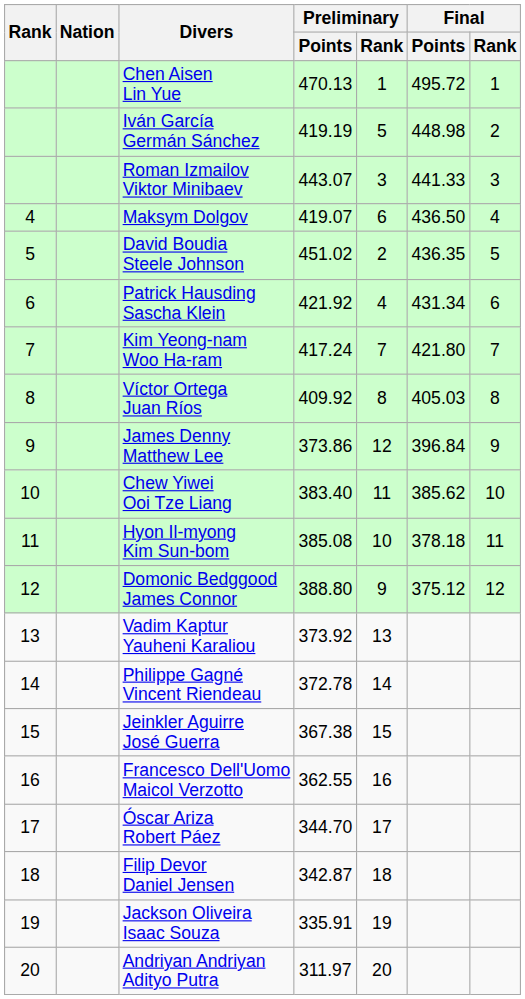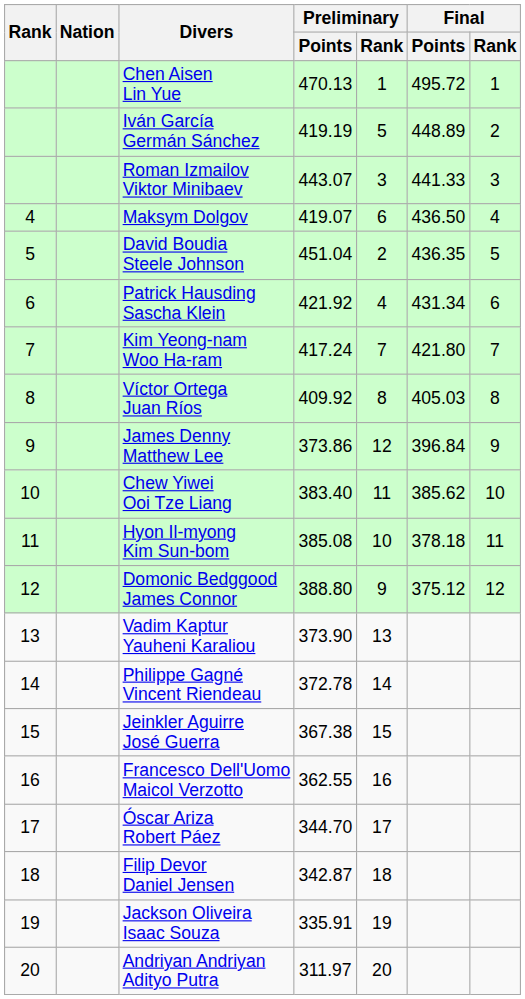(438, 131) 448.98 -> (438, 131) 448.89
(325, 255) 451.02 -> (325, 255) 451.04
(325, 636) 373.92 -> (325, 636) 373.90
